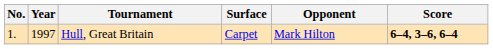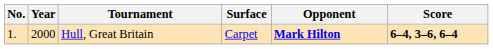(43, 33) 1997 -> (43, 33) 2000
(304, 33) normal -> (307, 33) bold
